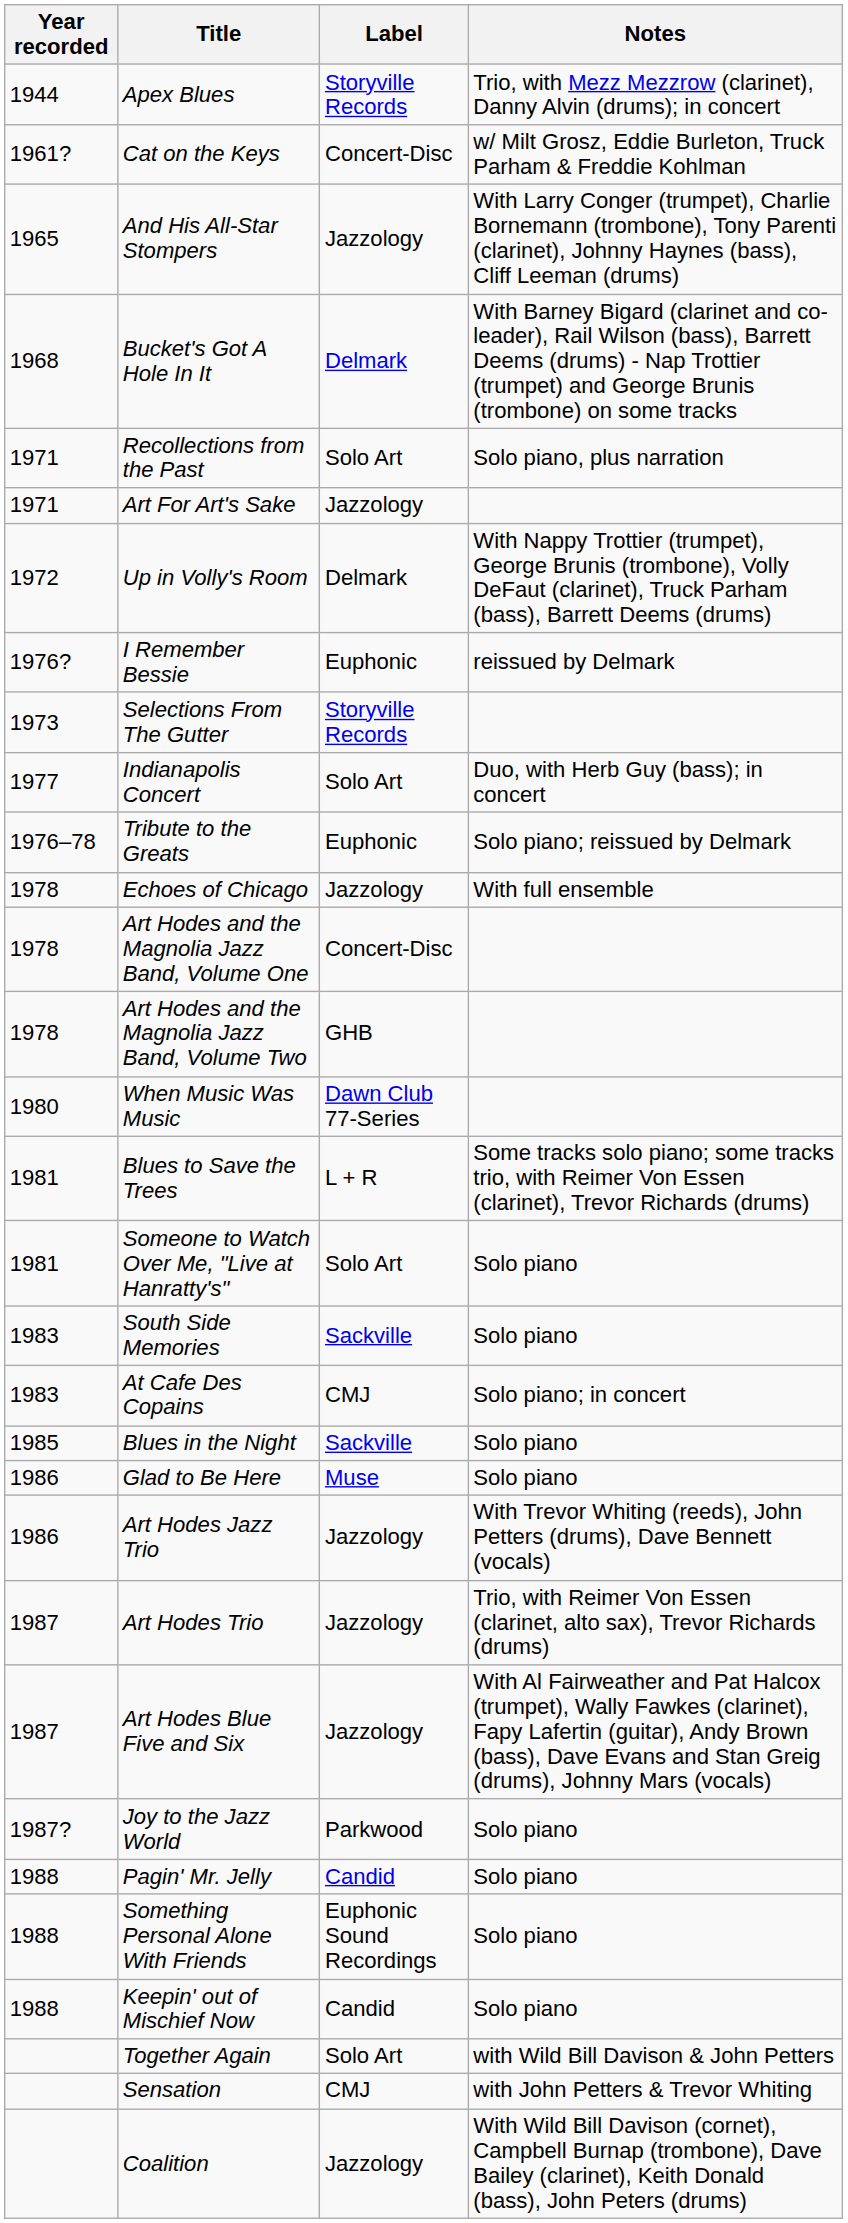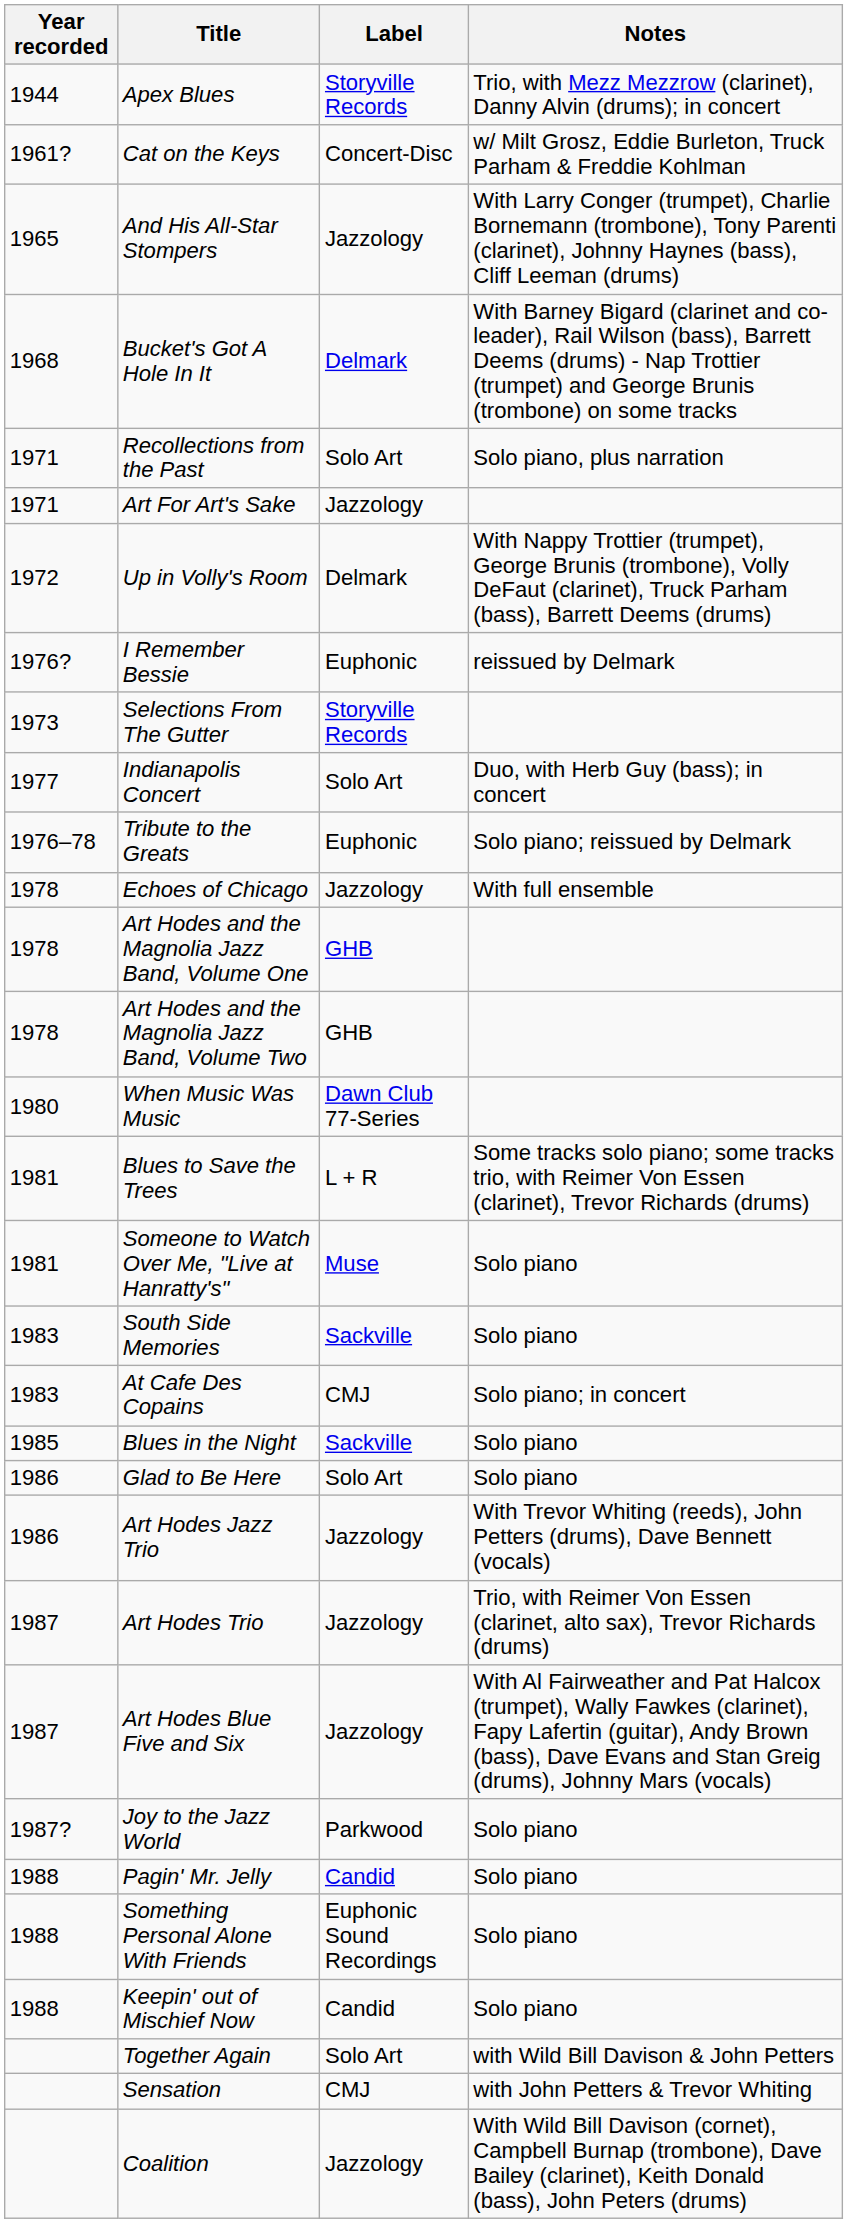(389, 949) Concert-Disc -> (349, 949) GHB
(364, 1263) Solo Art -> (352, 1263) Muse
(352, 1477) Muse -> (364, 1477) Solo Art
